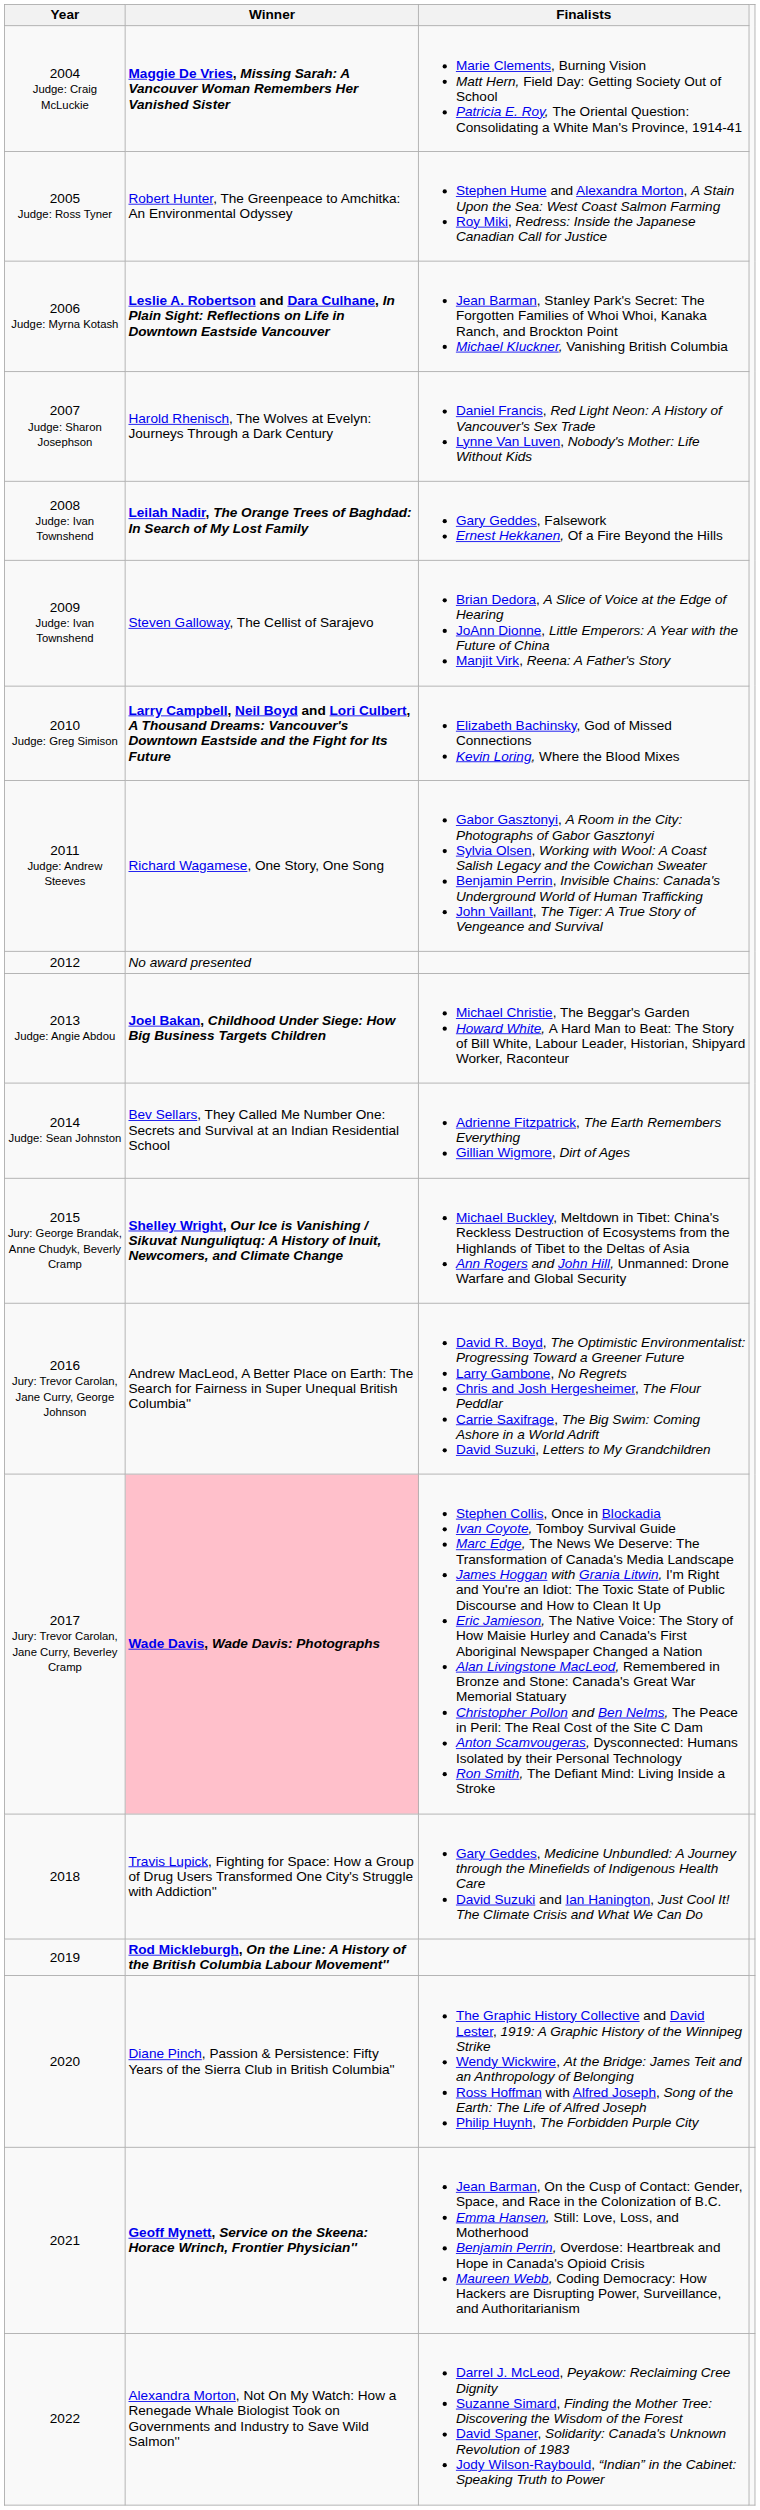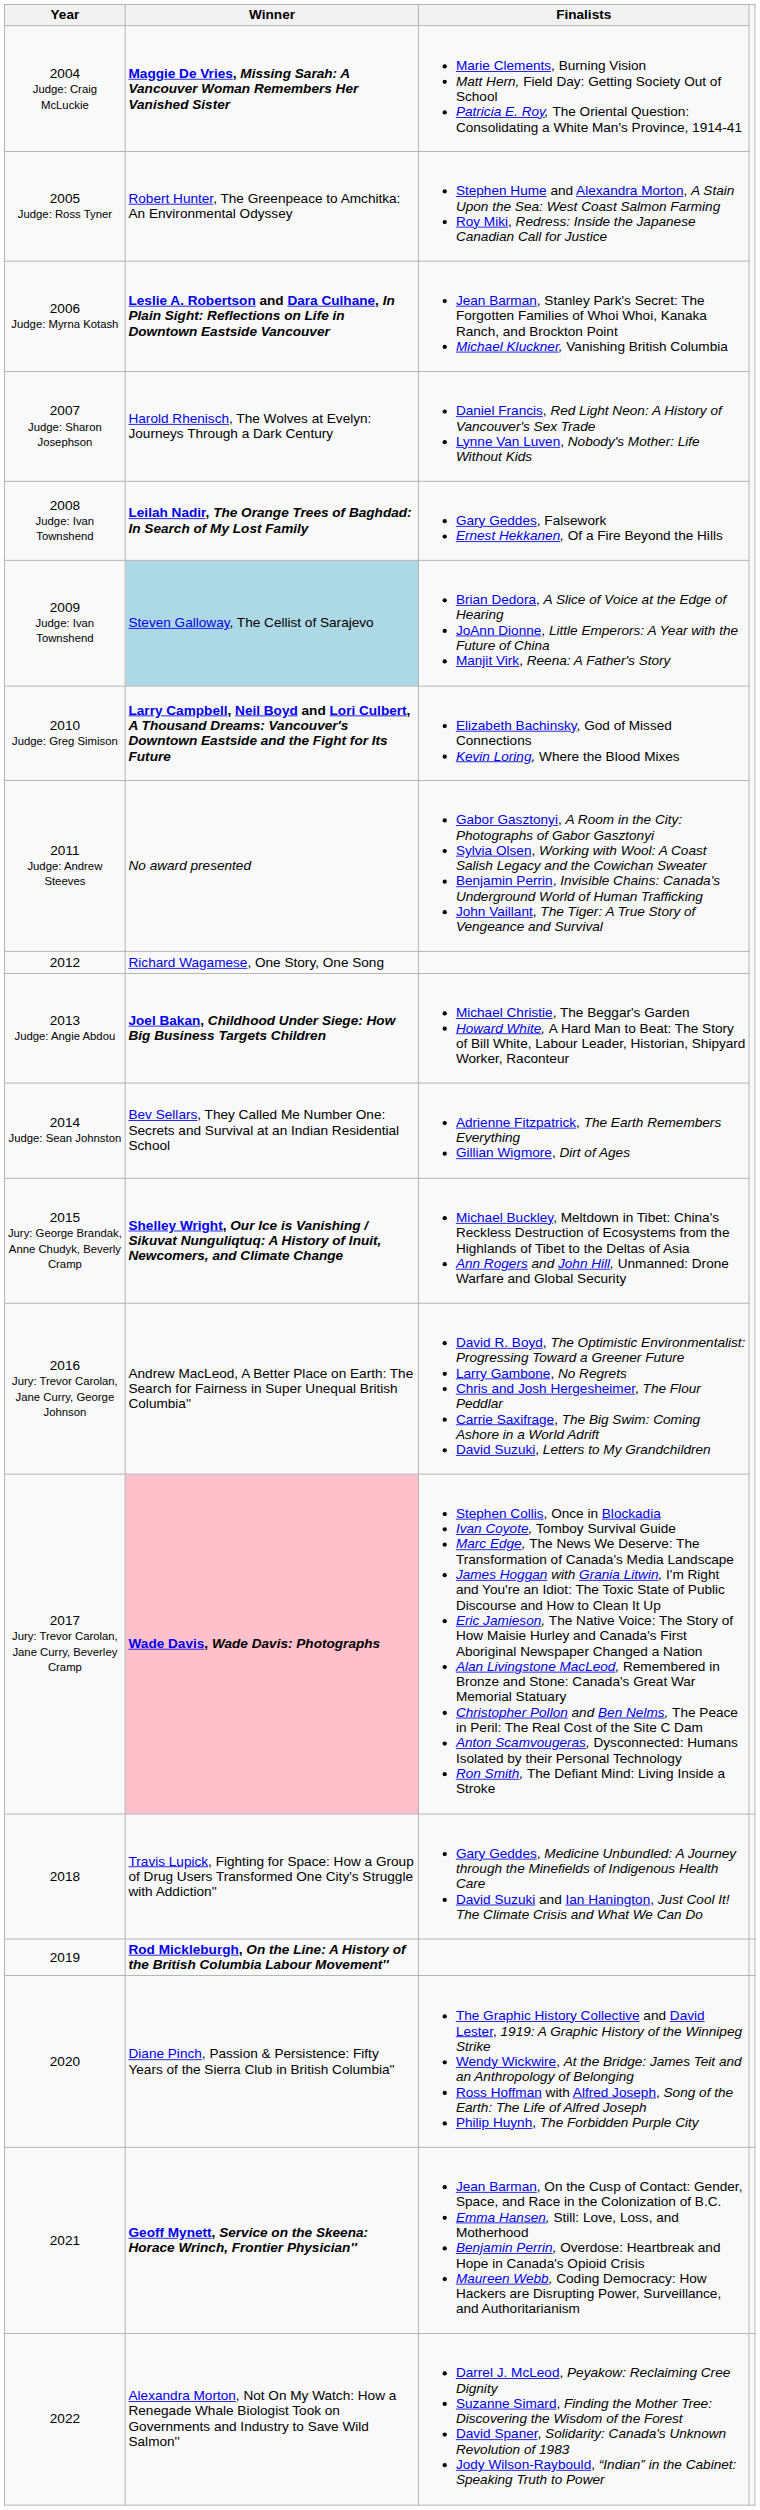(251, 623) no background -> (251, 623) lightblue background
(256, 866) Richard Wagamese, One Story, One Song -> (190, 866) No award presented
(190, 962) No award presented -> (256, 962) Richard Wagamese, One Story, One Song
